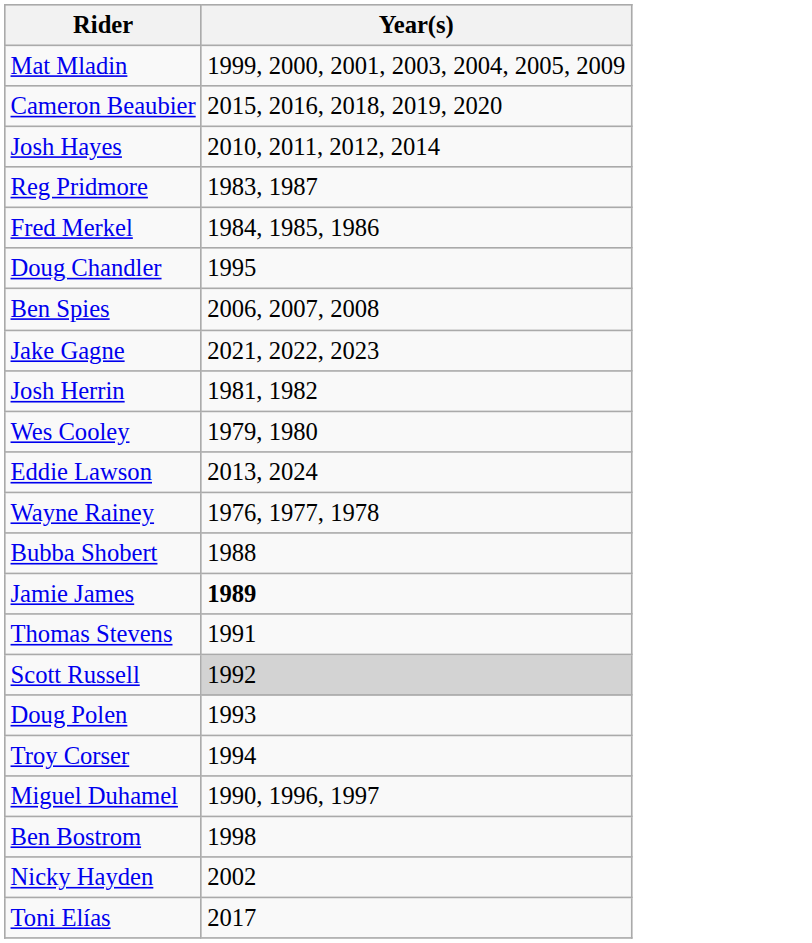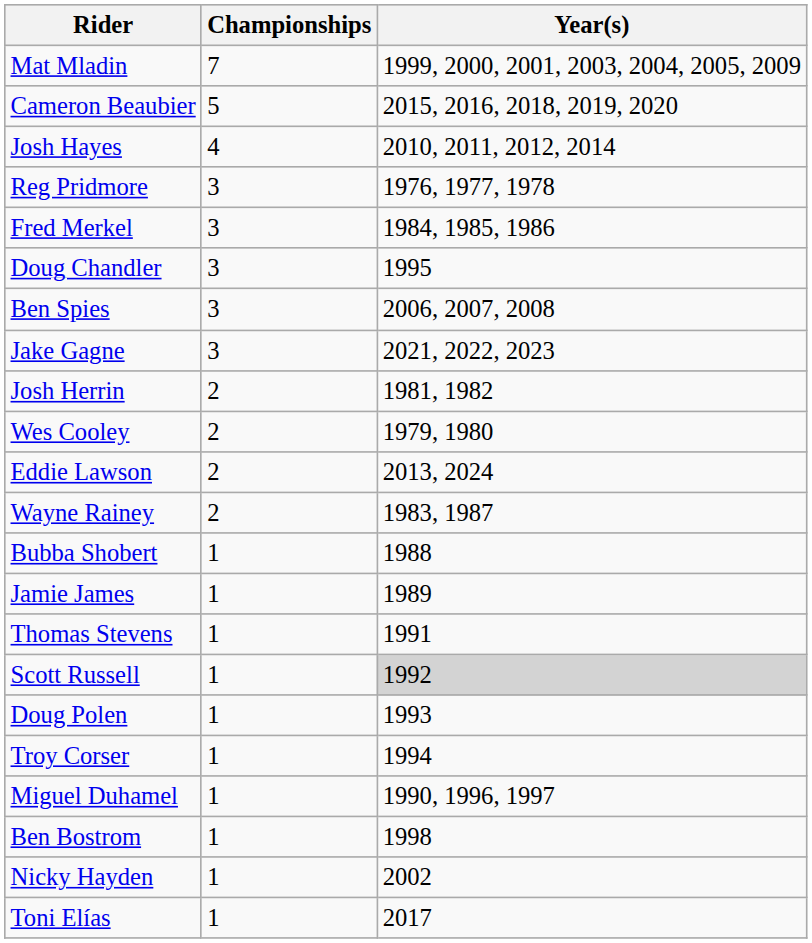+ column: (289, 24)
(262, 187) 1983, 1987 -> (469, 187) 1976, 1977, 1978
(293, 512) 1976, 1977, 1978 -> (438, 512) 1983, 1987
(232, 593) bold -> (407, 593) normal
